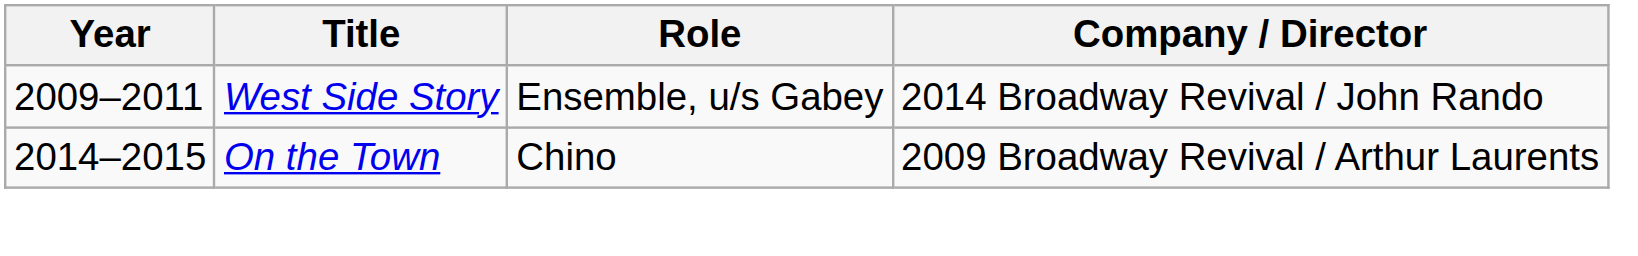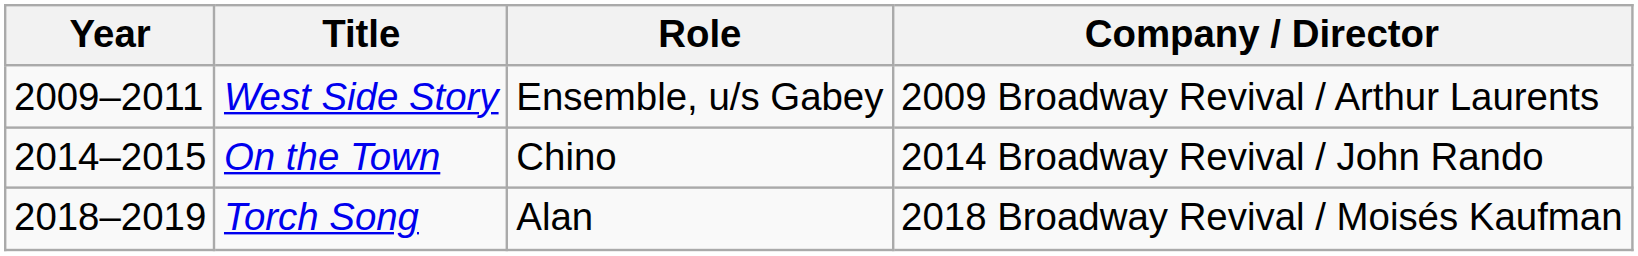(1222, 95) 2014 Broadway Revival / John Rando -> (1250, 95) 2009 Broadway Revival / Arthur Laurents
(1250, 156) 2009 Broadway Revival / Arthur Laurents -> (1222, 156) 2014 Broadway Revival / John Rando
+ row: (321, 217)
